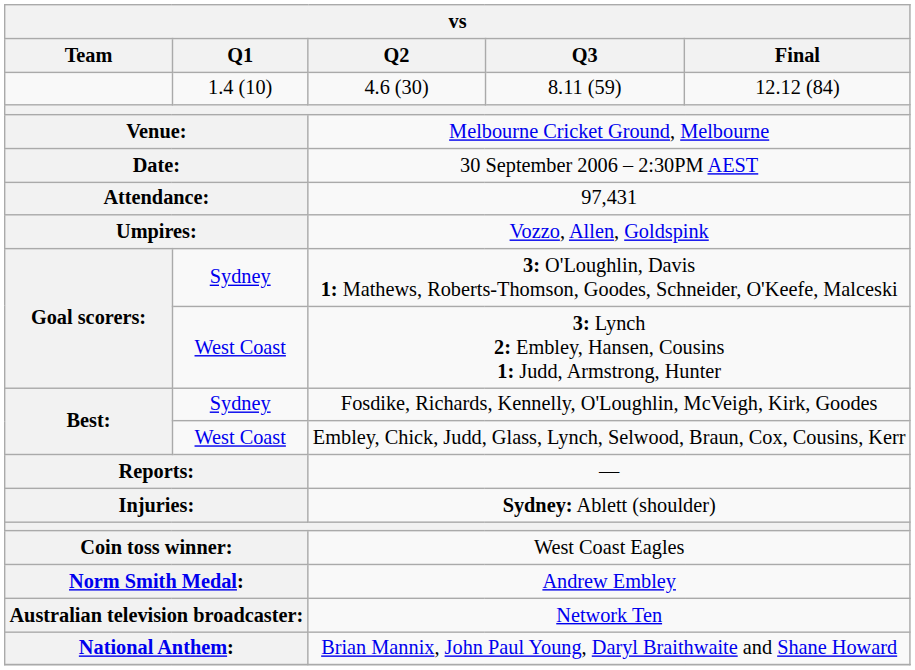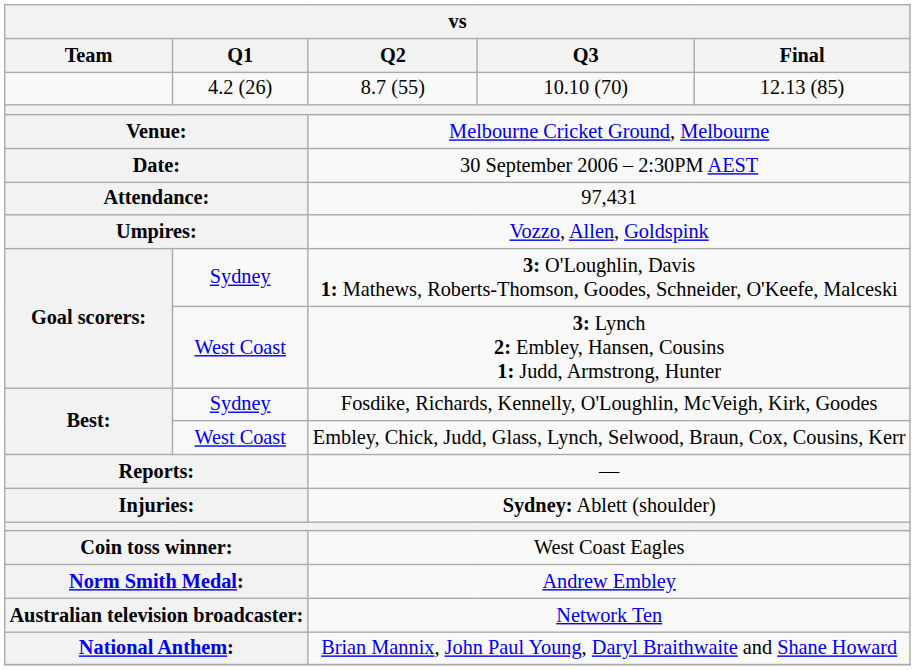- row: (397, 88)
+ row: (393, 88)
